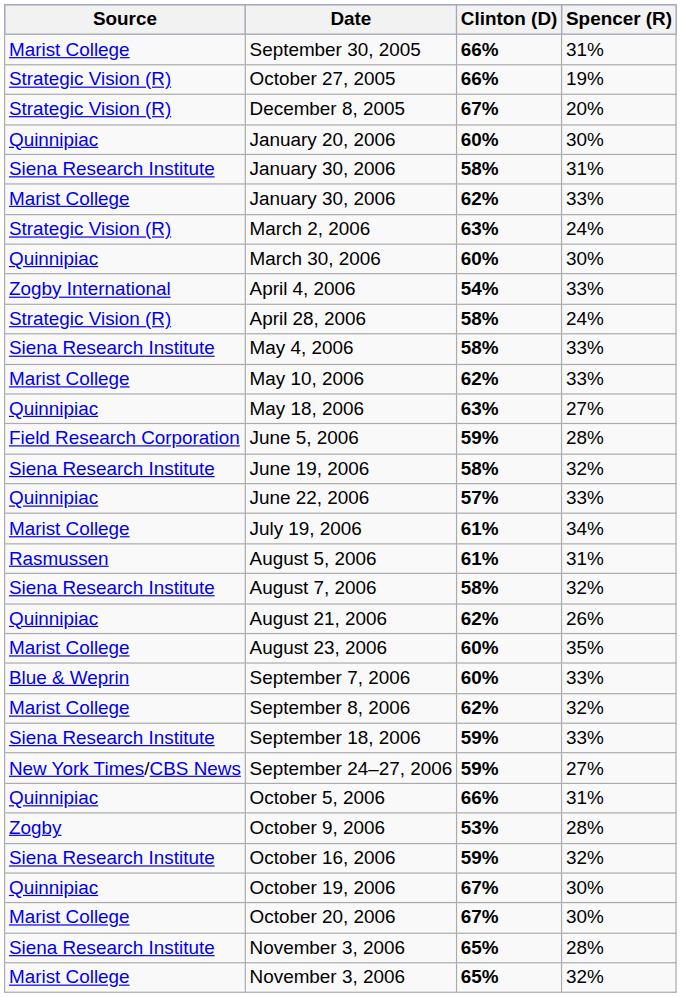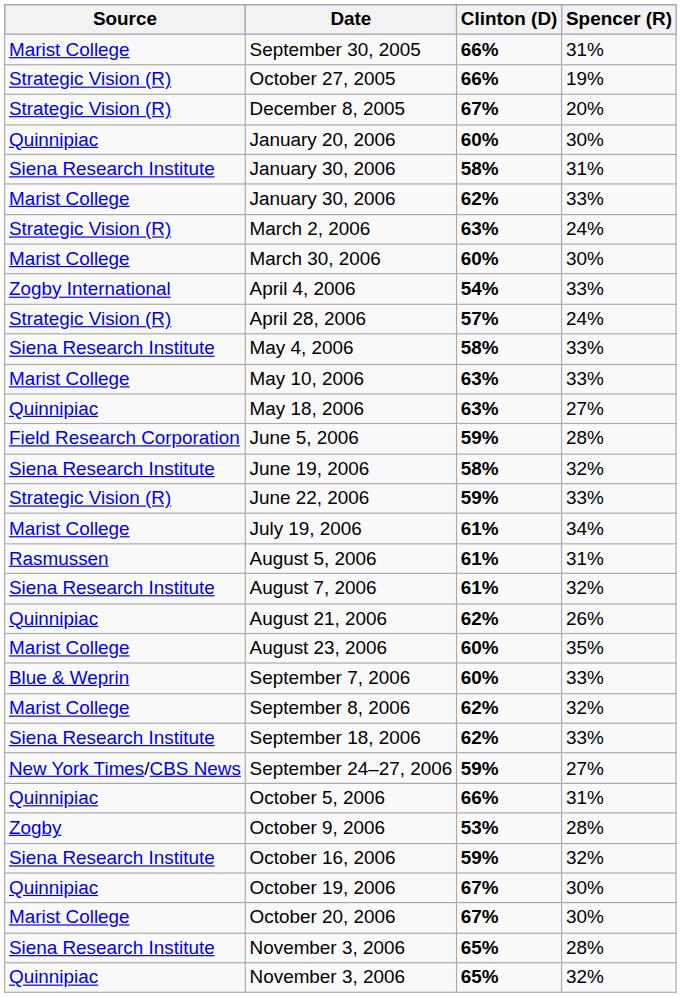(54, 259) Quinnipiac -> (69, 259) Marist College
(480, 318) 58% -> (480, 318) 57%
(480, 378) 62% -> (480, 378) 63%
(54, 498) Quinnipiac -> (90, 498) Strategic Vision (R)
(480, 498) 57% -> (480, 498) 59%
(480, 588) 58% -> (480, 588) 61%
(480, 738) 59% -> (480, 738) 62%
(69, 977) Marist College -> (54, 977) Quinnipiac
